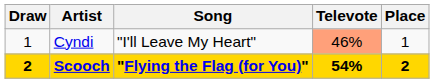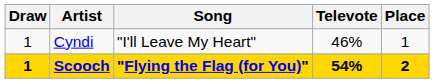(347, 41) lightsalmon background -> (347, 41) no background
(28, 66) 2 -> (28, 66) 1
